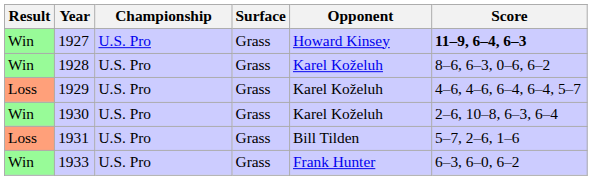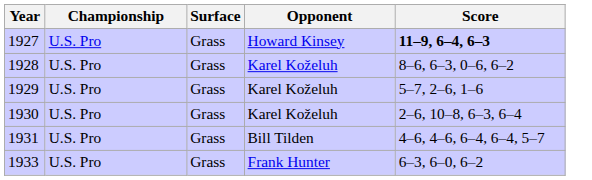- column: (30, 16)
(508, 89) 4–6, 4–6, 6–4, 6–4, 5–7 -> (441, 89) 5–7, 2–6, 1–6
(477, 138) 5–7, 2–6, 1–6 -> (472, 138) 4–6, 4–6, 6–4, 6–4, 5–7
